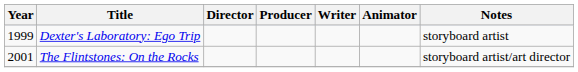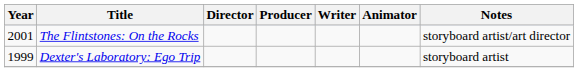rows swapped: (120, 35) <-> (119, 56)
